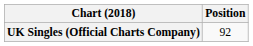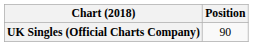(225, 32) 92 -> (225, 32) 90
